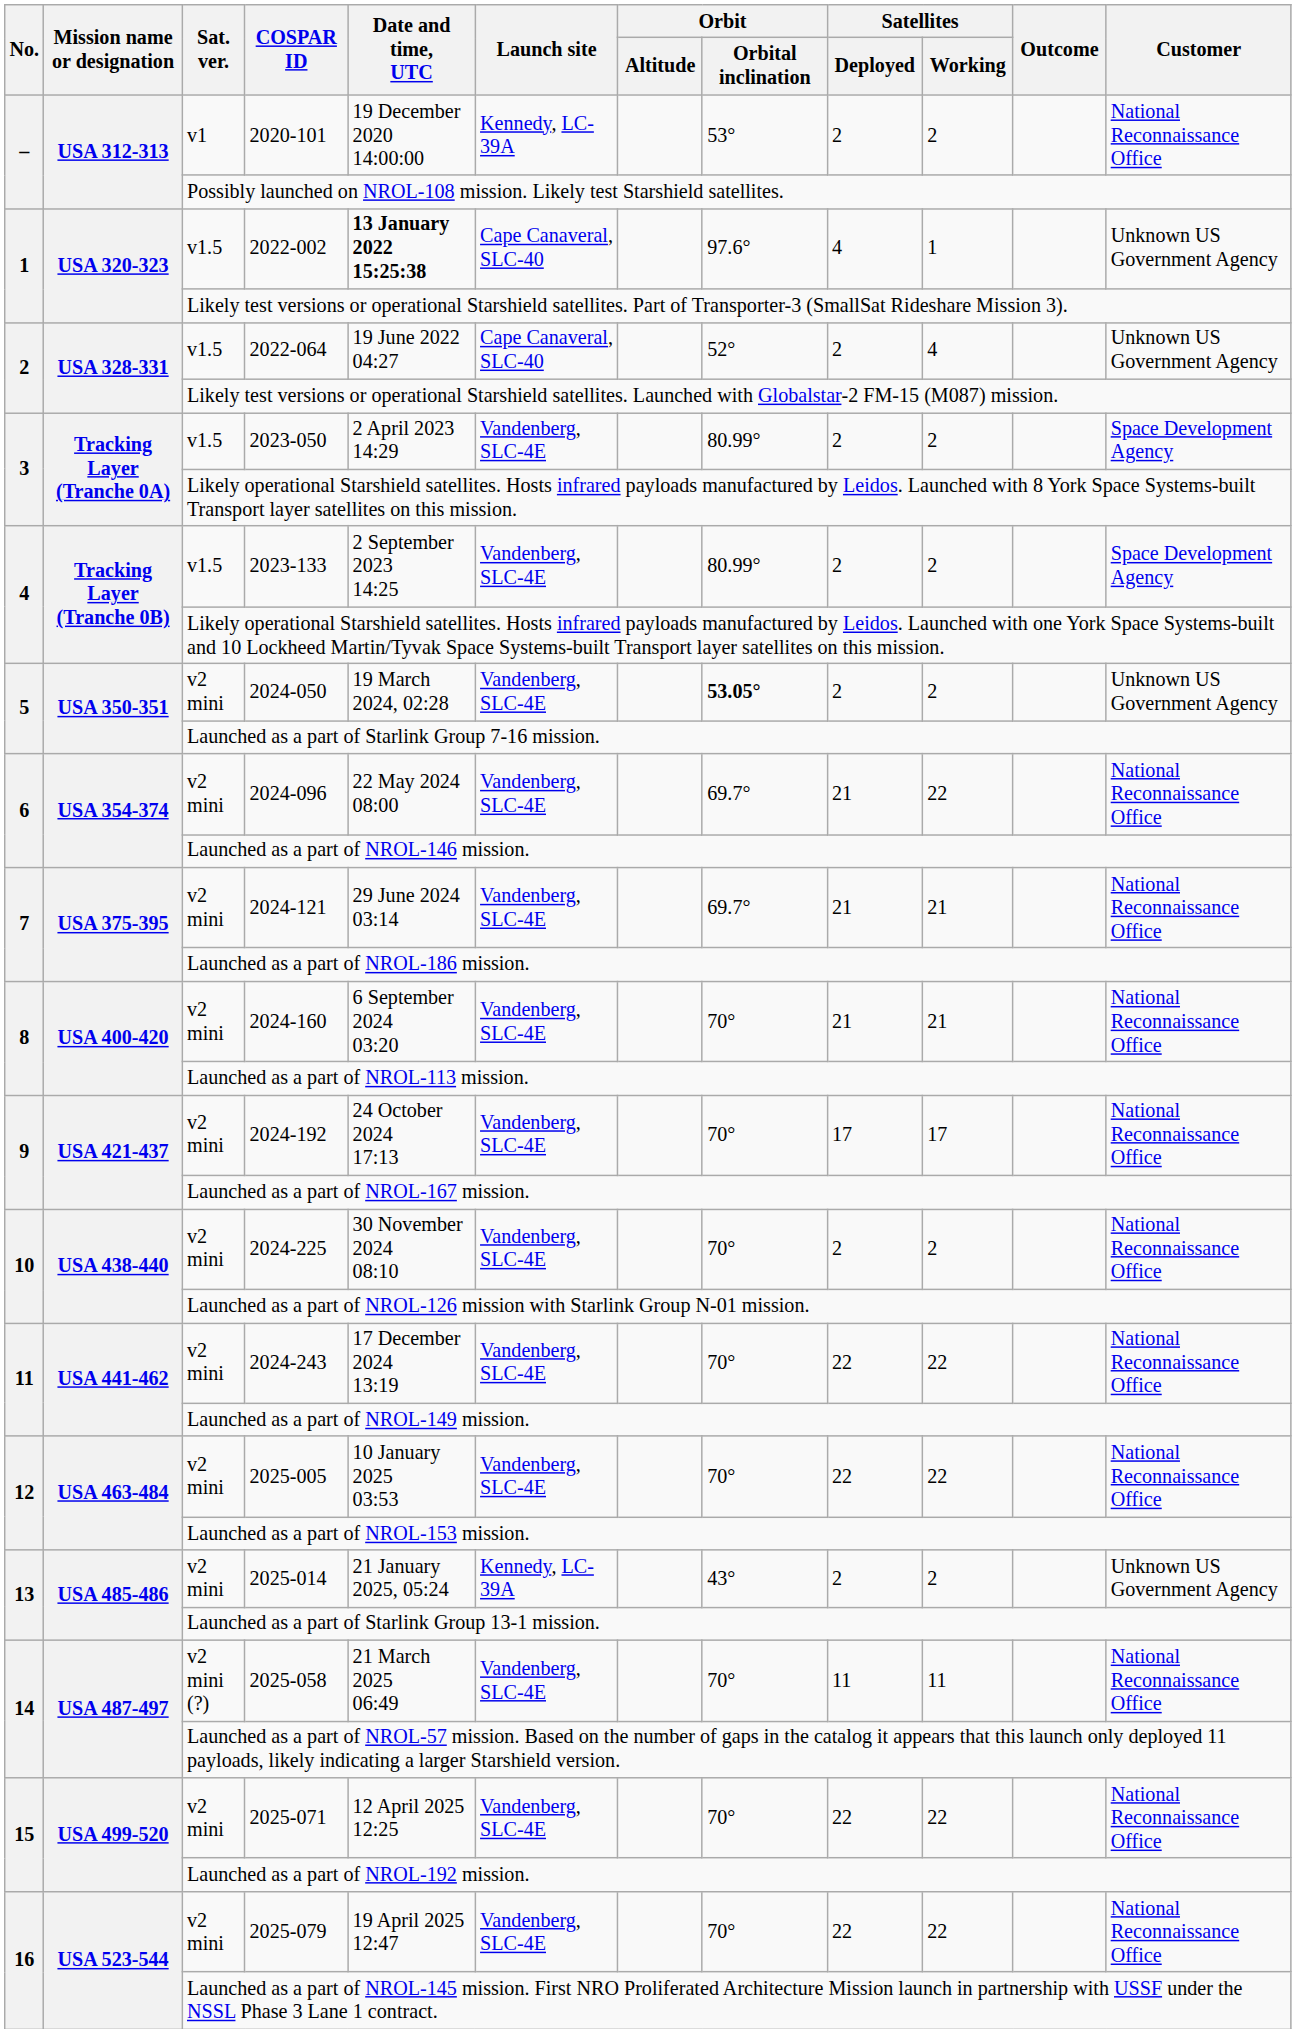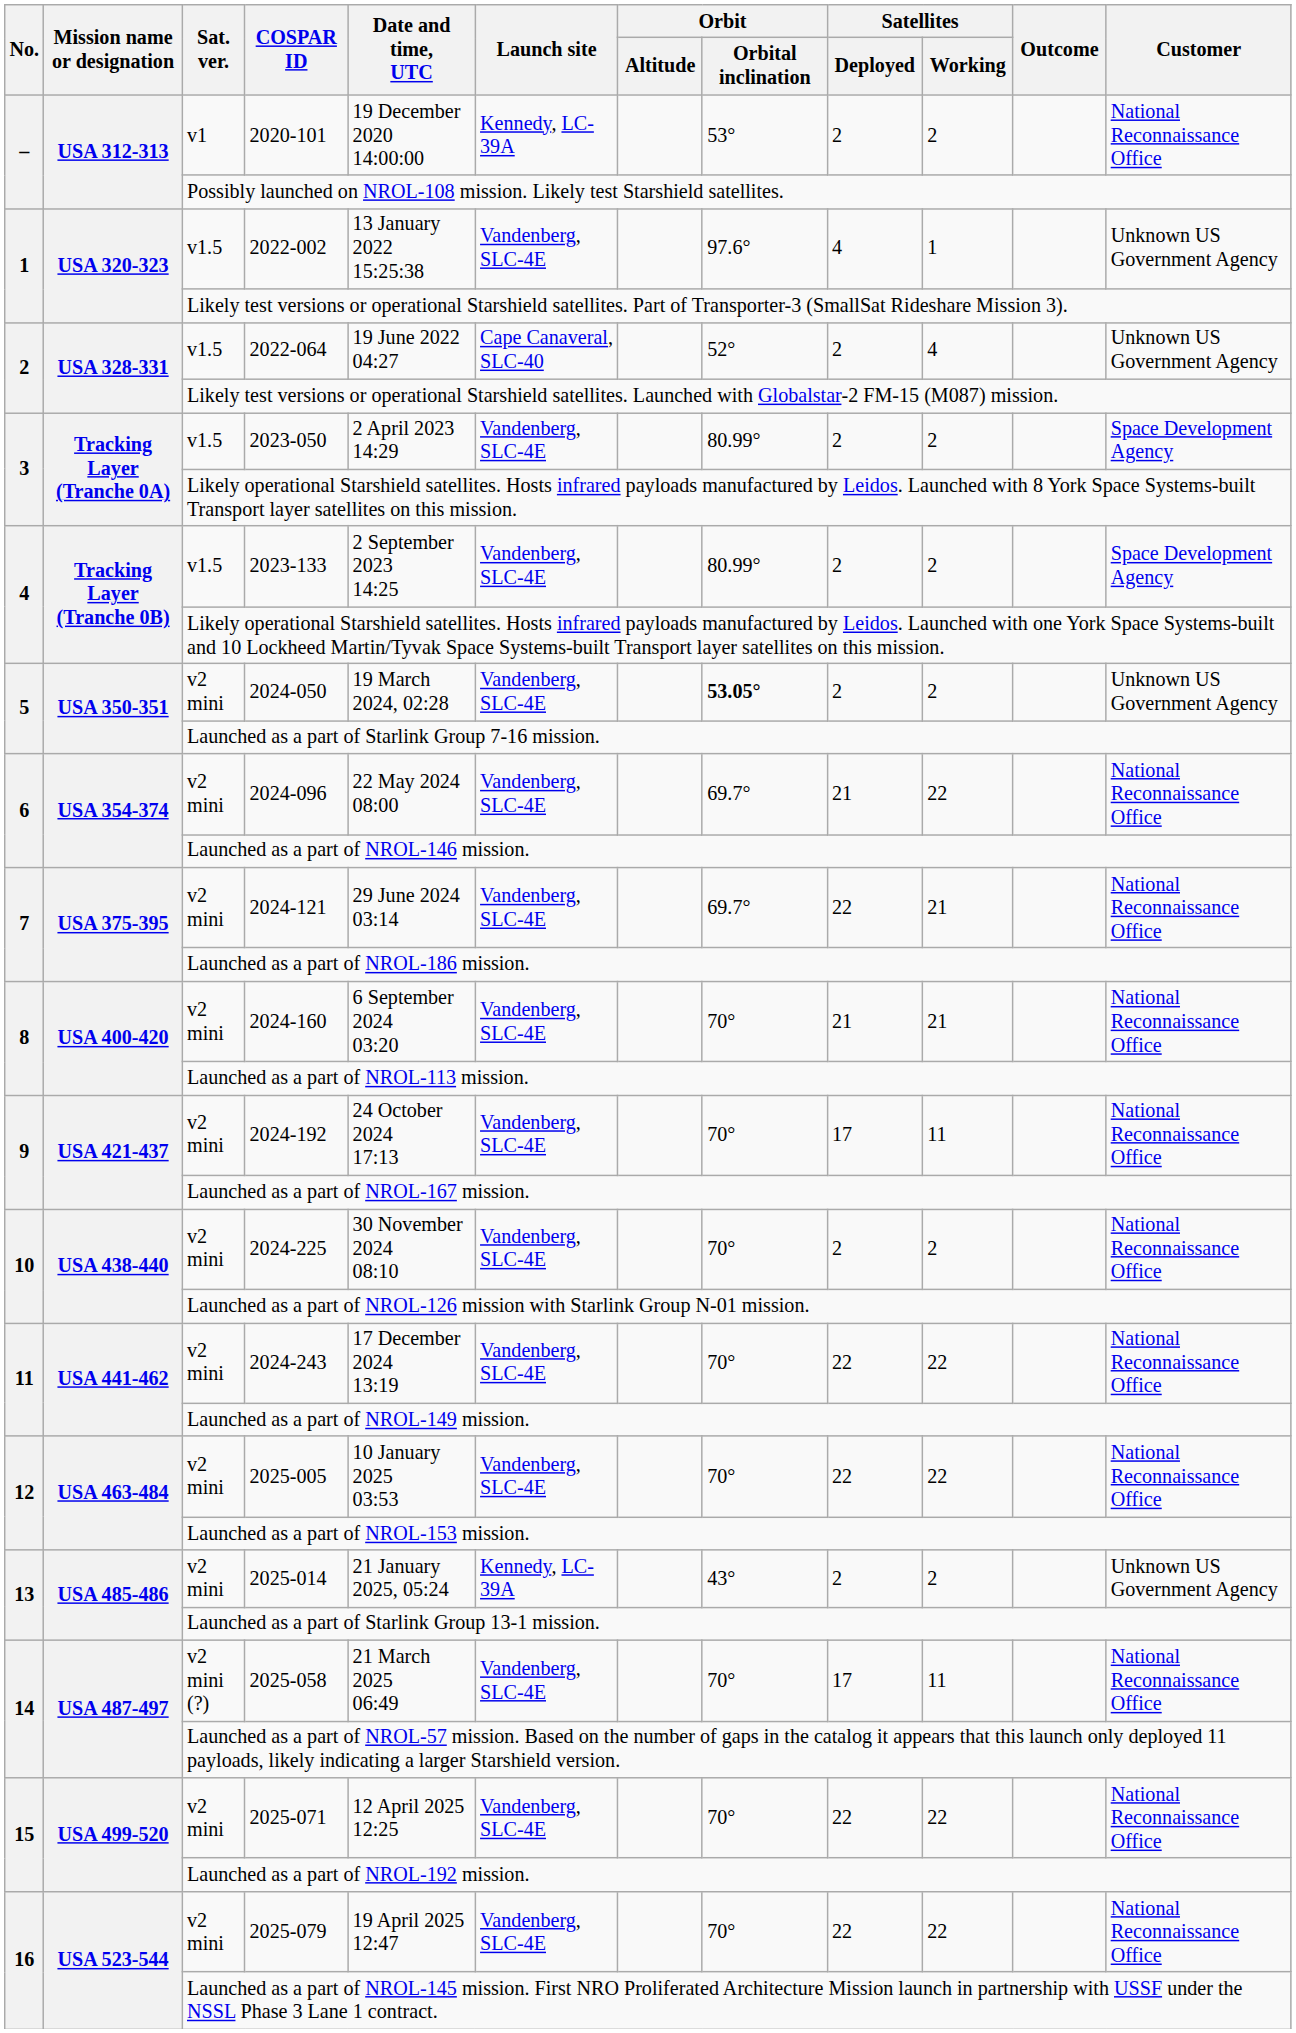(401, 248) bold -> (396, 248) normal
(547, 248) Cape Canaveral, SLC-40 -> (530, 248) Vandenberg, SLC-4E
(842, 907) 21 -> (842, 907) 22
(937, 1134) 17 -> (937, 1134) 11
(842, 1679) 11 -> (842, 1679) 17
